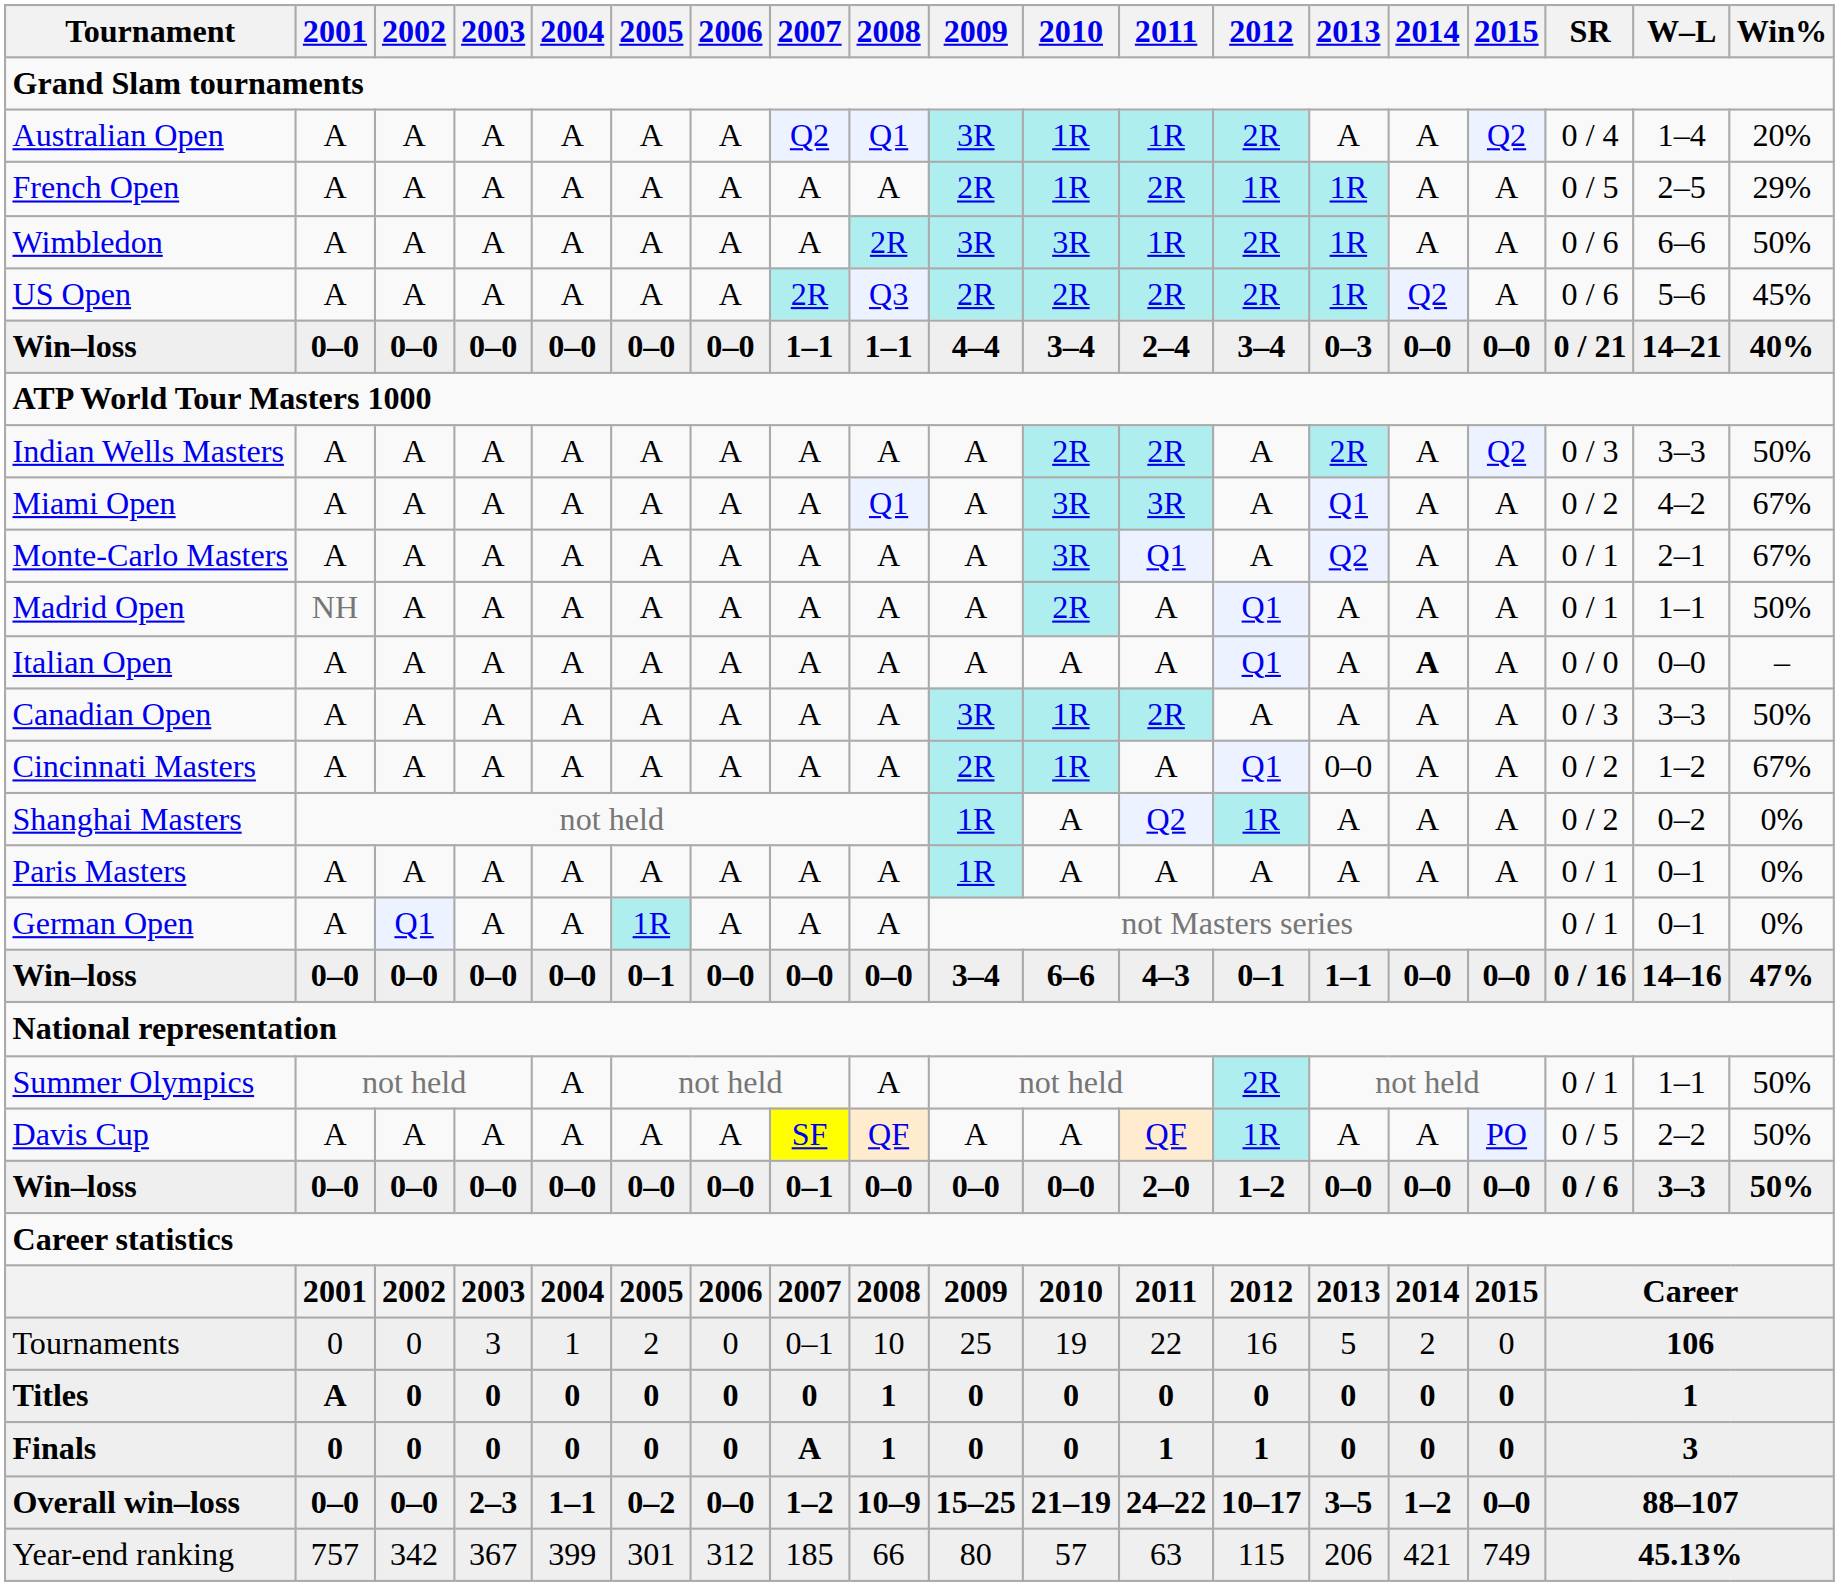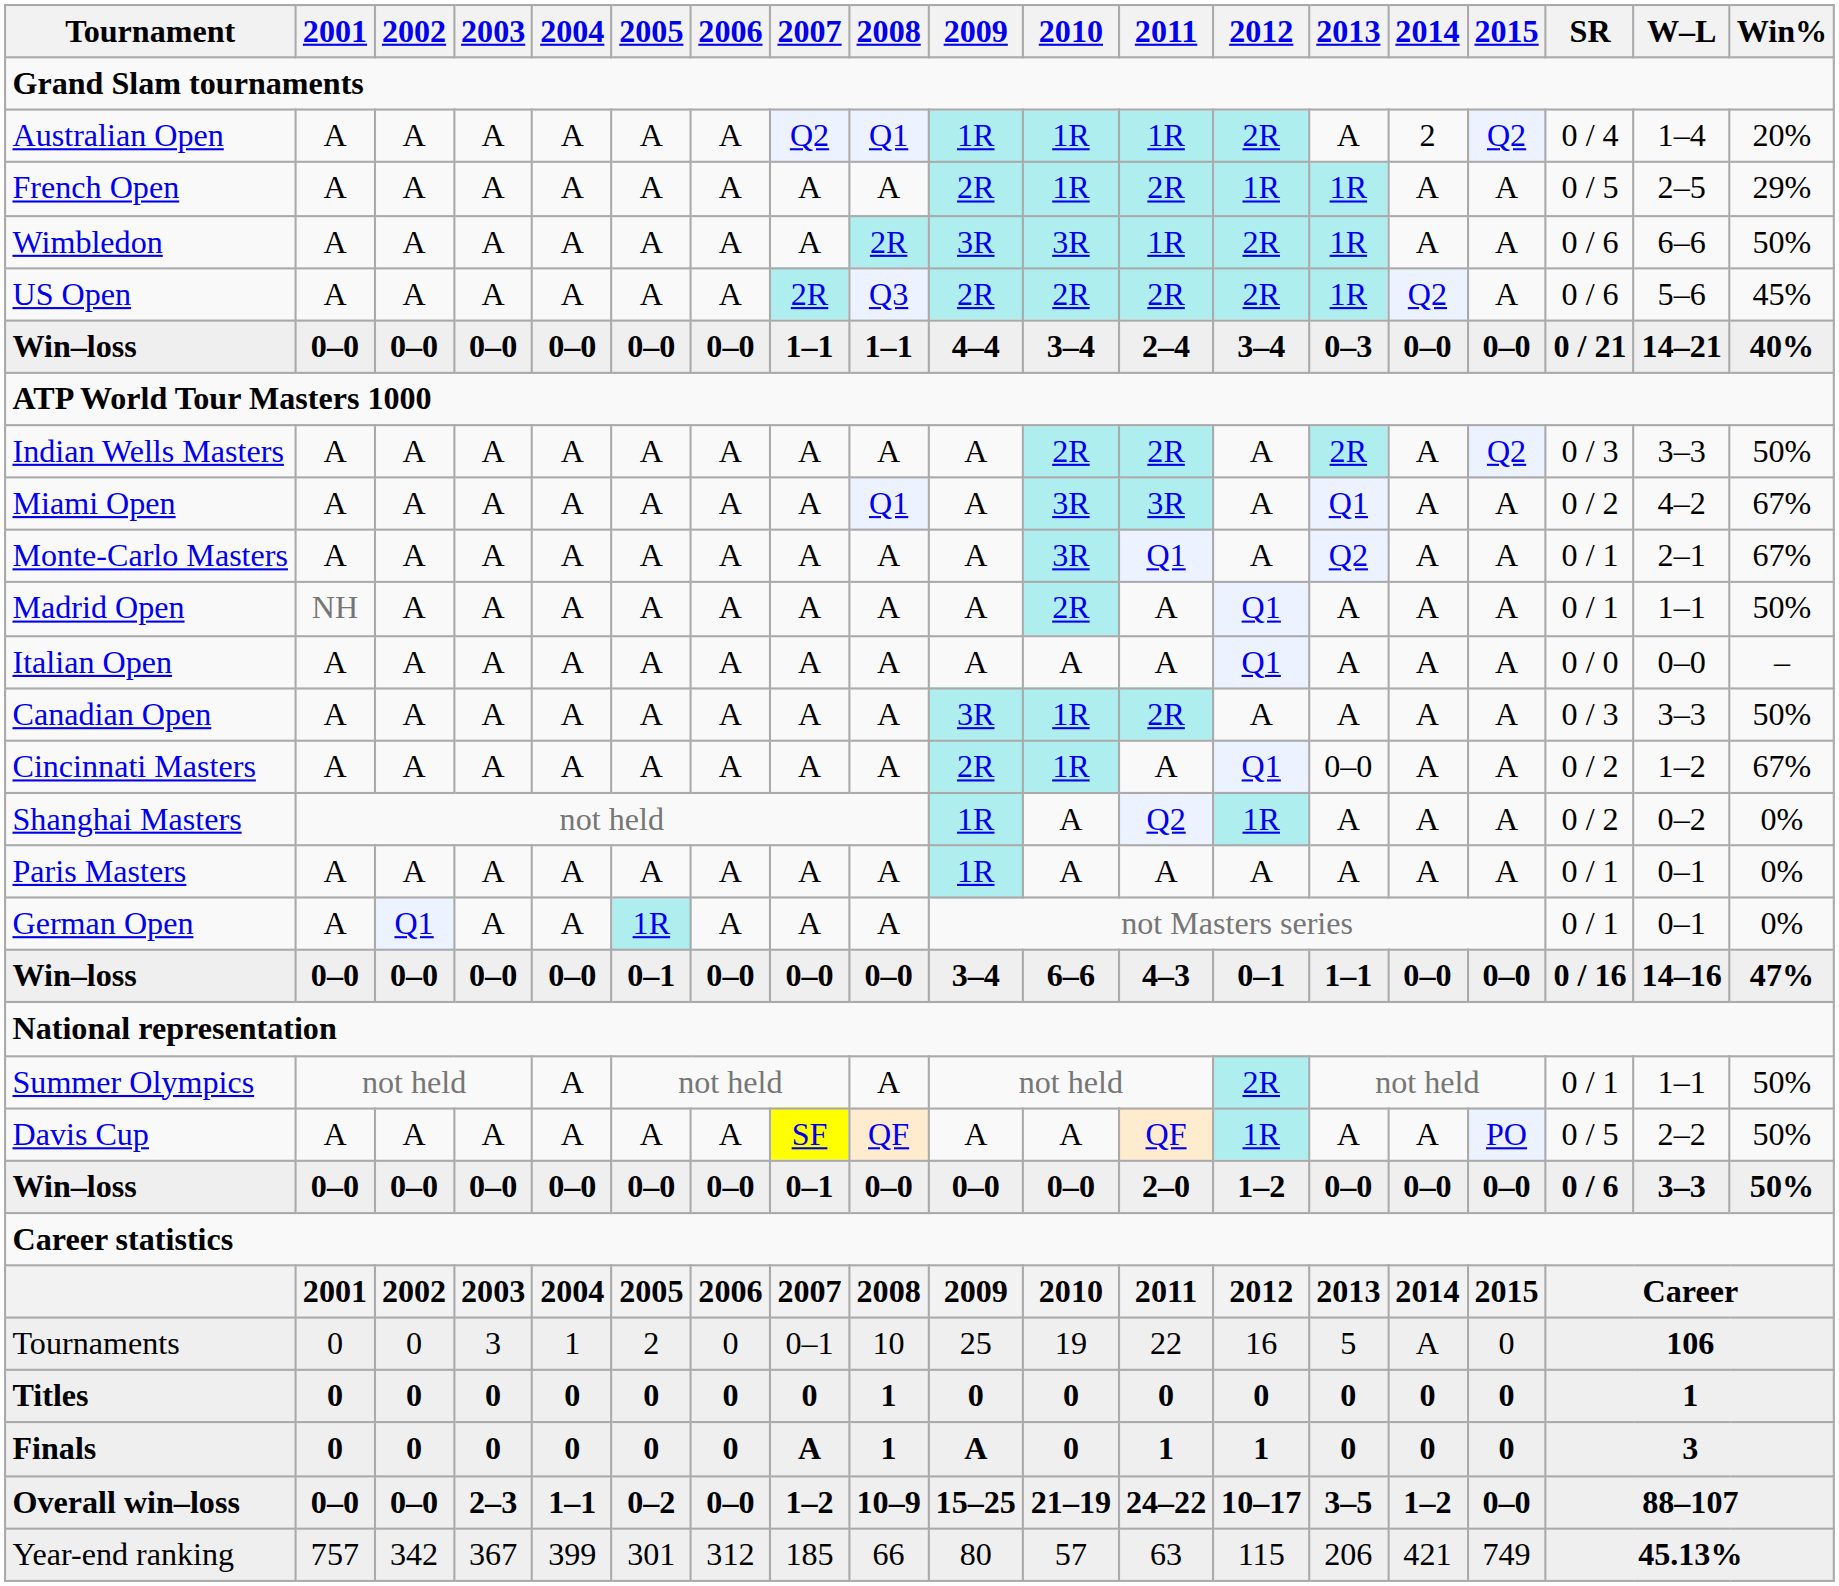(976, 136) 3R -> (976, 136) 1R
(1427, 136) A -> (1427, 136) 2
(1427, 661) bold -> (1427, 661) normal
(1427, 1343) 2 -> (1427, 1343) A
(335, 1396) A -> (335, 1396) 0
(976, 1448) 0 -> (976, 1448) A
